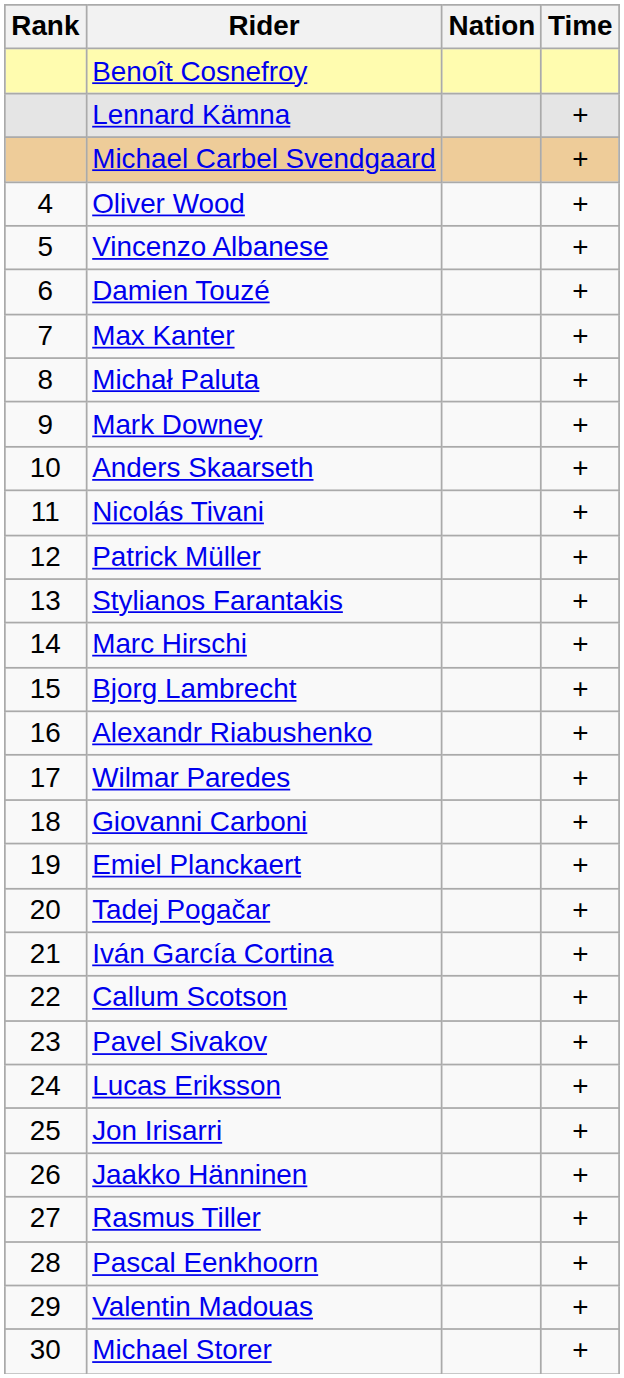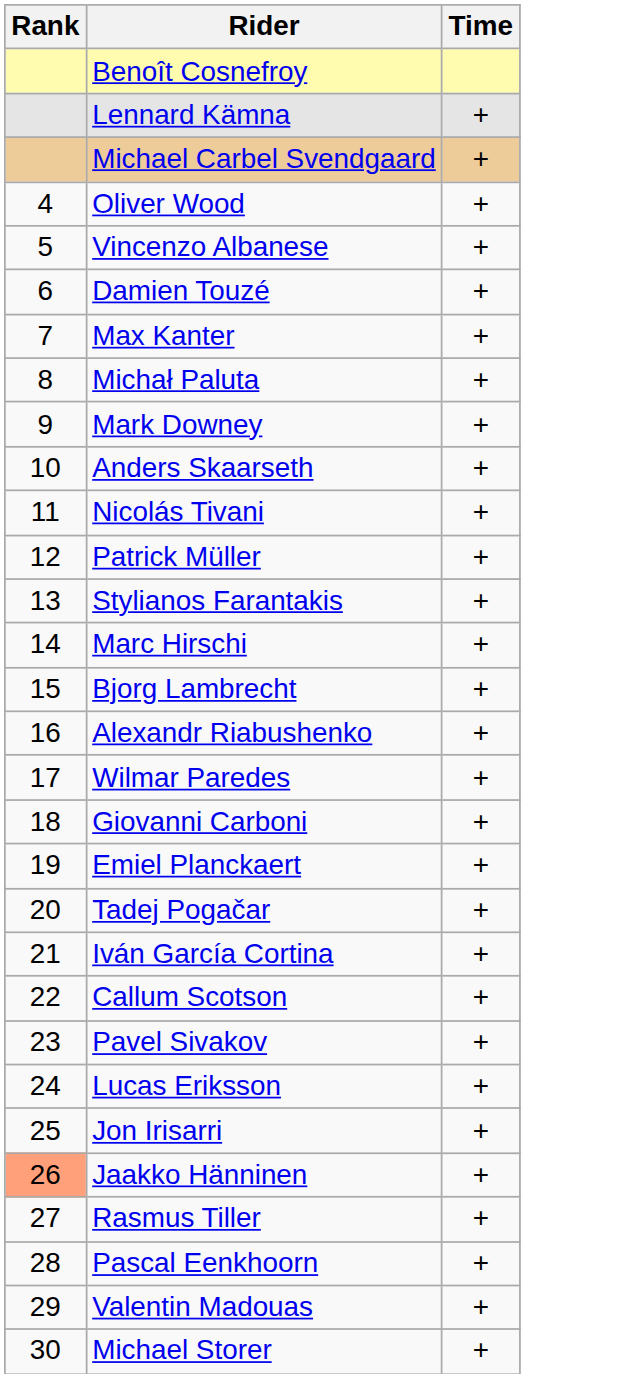- column: (492, 26)
(45, 1174) no background -> (45, 1174) lightsalmon background
